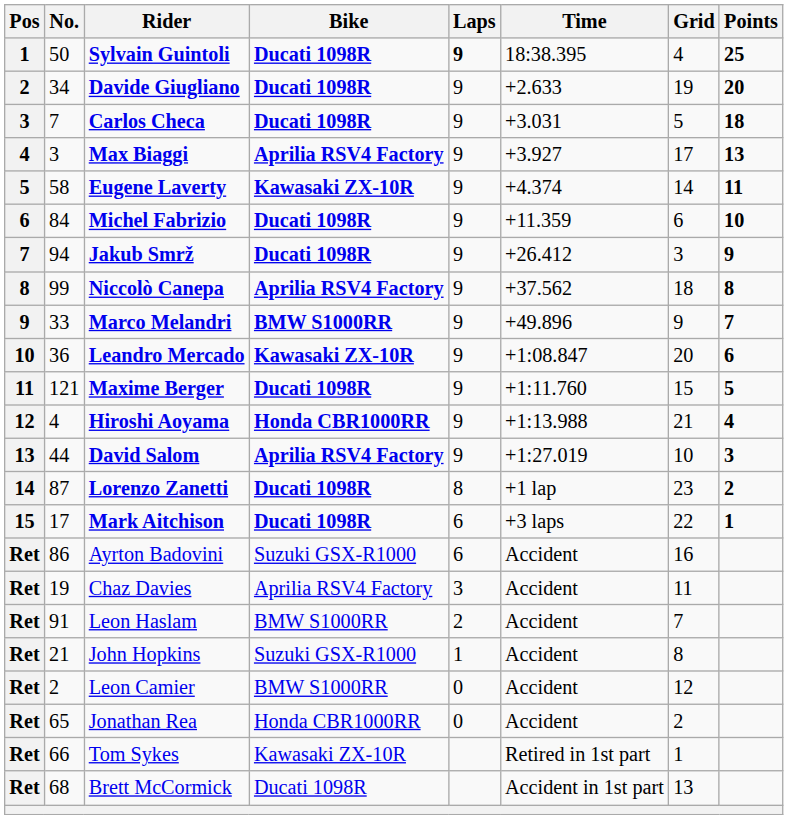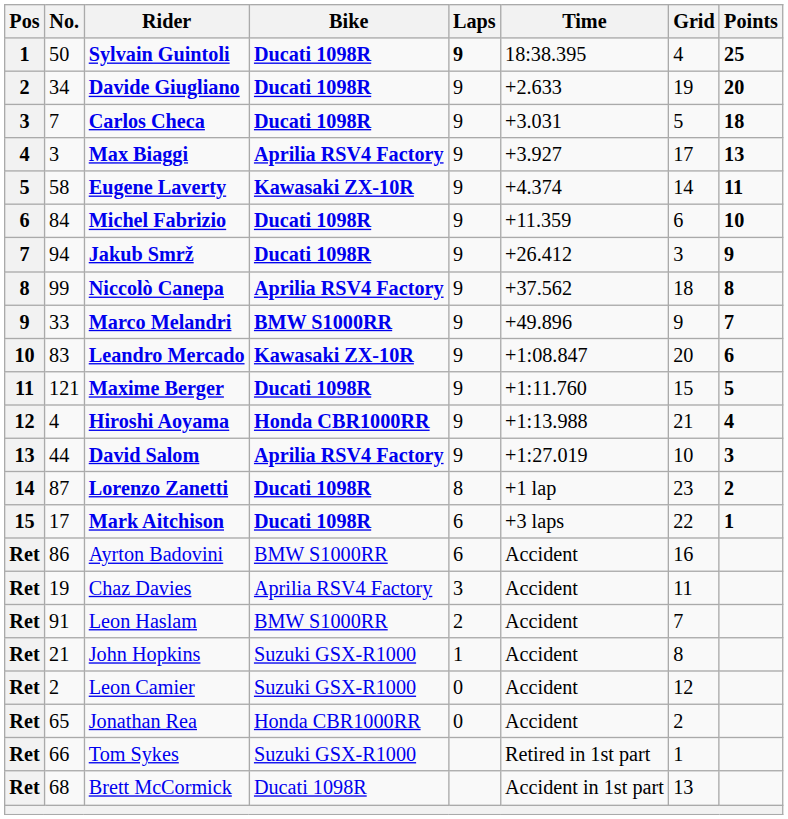(59, 354) 36 -> (59, 354) 83
(335, 554) Suzuki GSX-R1000 -> (321, 554) BMW S1000RR
(321, 688) BMW S1000RR -> (335, 688) Suzuki GSX-R1000
(330, 754) Kawasaki ZX-10R -> (335, 754) Suzuki GSX-R1000
